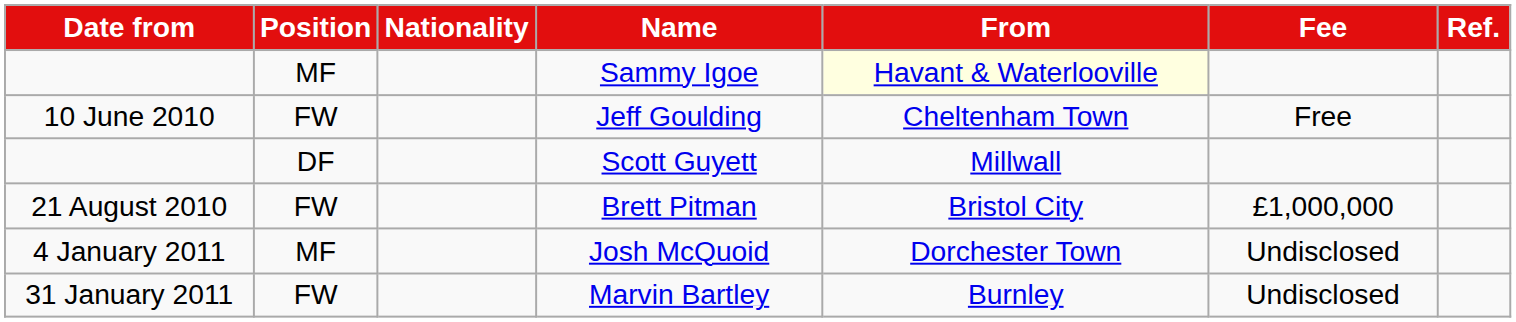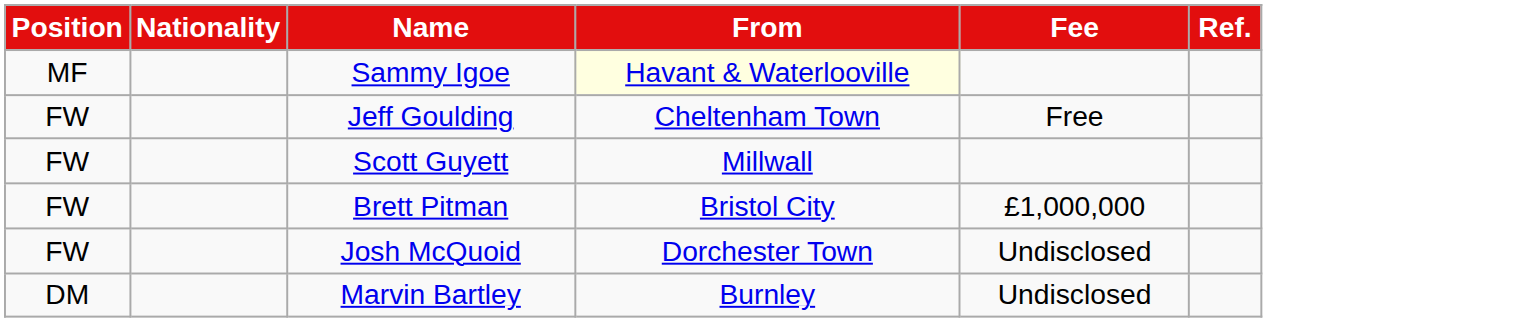- column: (129, 28)
(316, 161) DF -> (67, 161) FW
(316, 251) MF -> (67, 251) FW
(316, 295) FW -> (67, 295) DM
